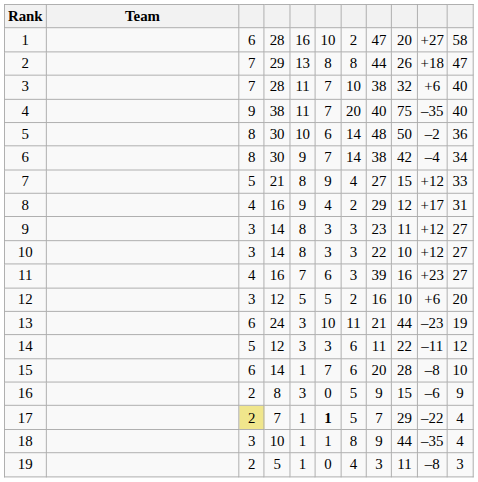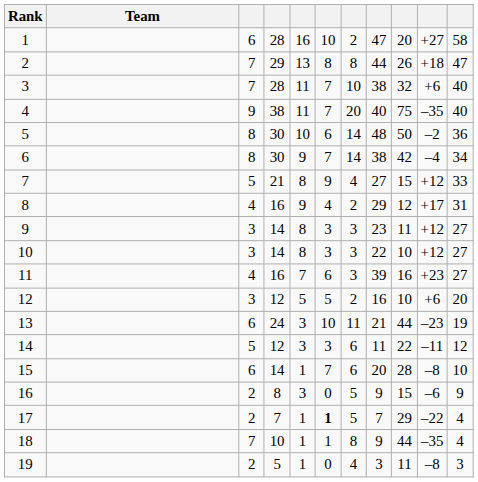(252, 417) khaki background -> (252, 417) no background
(252, 441) 3 -> (252, 441) 7
